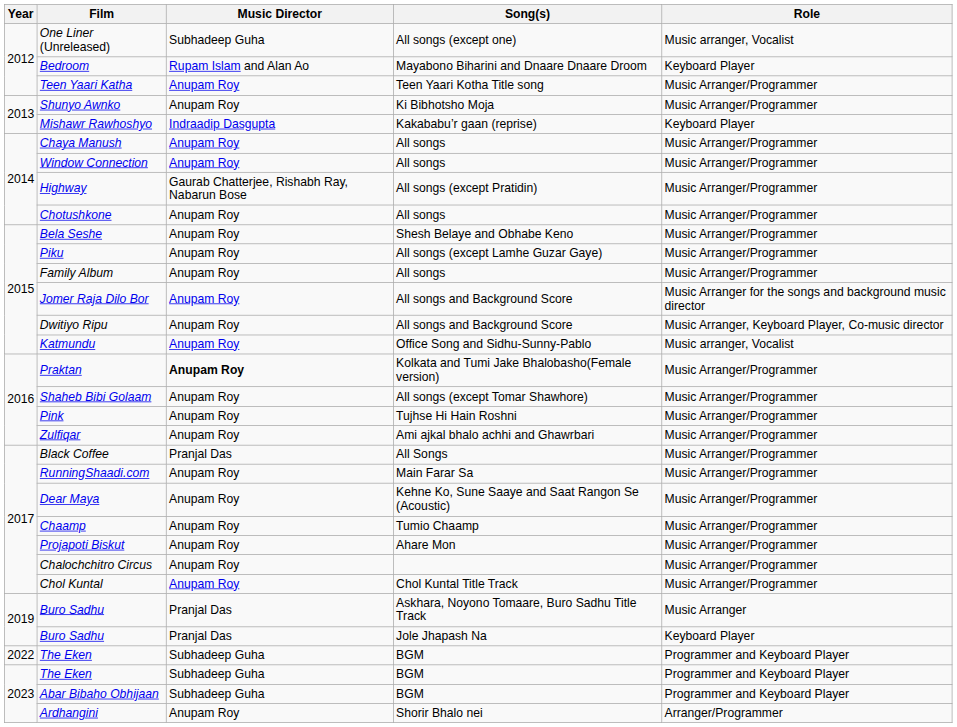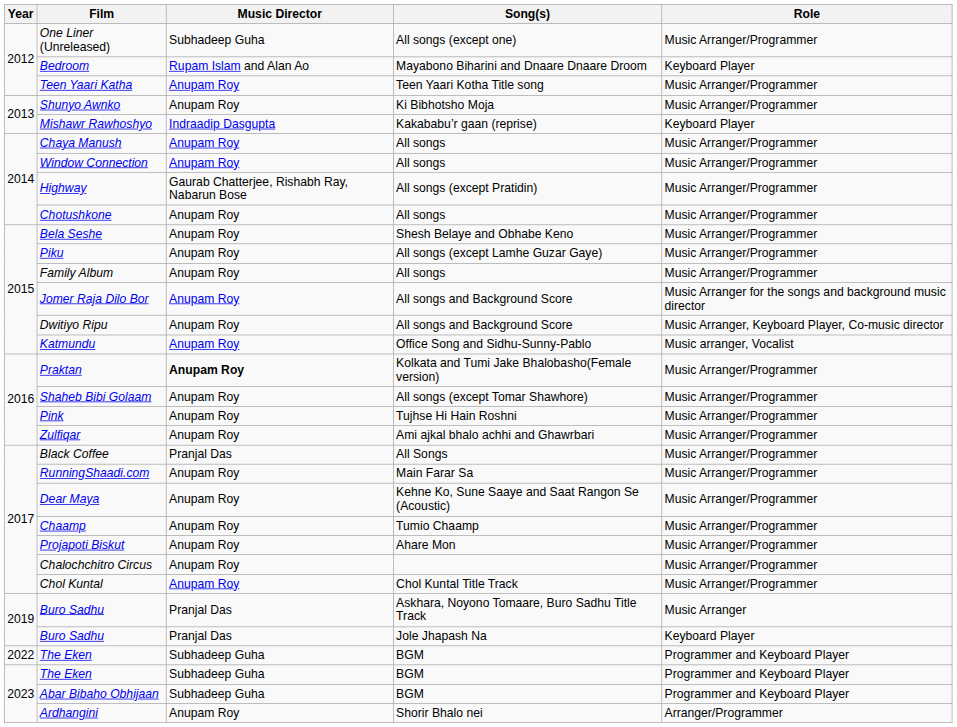(729, 40) Music arranger, Vocalist -> (741, 40) Music Arranger/Programmer
